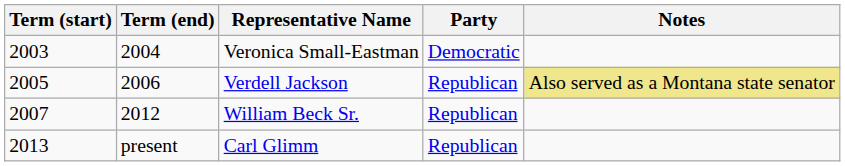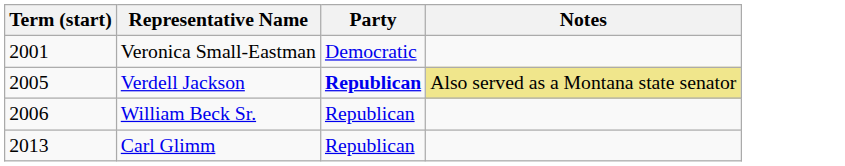- column: (168, 20)
(29, 51) 2003 -> (29, 51) 2001
(473, 82) normal -> (373, 82) bold
(29, 113) 2007 -> (29, 113) 2006
